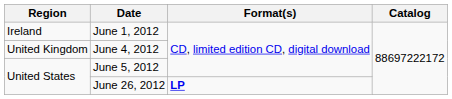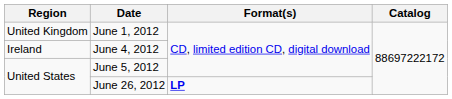(24, 31) Ireland -> (47, 31) United Kingdom
(47, 49) United Kingdom -> (24, 49) Ireland
